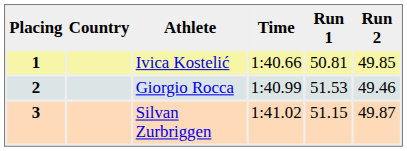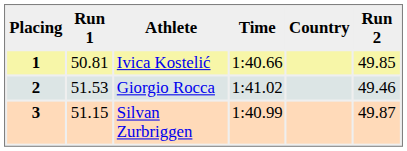columns swapped: (99, 28) <-> (329, 28)
(276, 87) 1:40.99 -> (257, 87) 1:41.02
(276, 113) 1:41.02 -> (257, 113) 1:40.99
